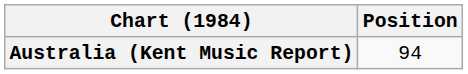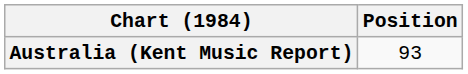(410, 53) 94 -> (410, 53) 93
